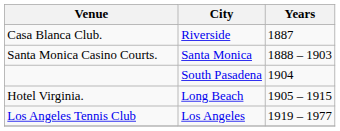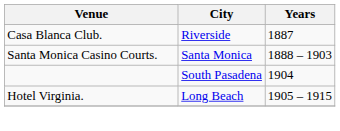- row: (72, 116)
